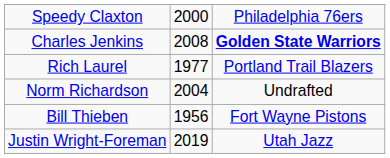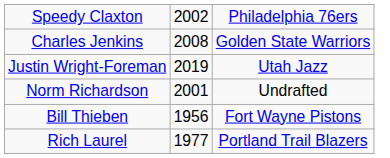(191, 16) 2000 -> (191, 16) 2002
(298, 41) bold -> (293, 41) normal
rows swapped: (87, 66) <-> (87, 141)
(191, 91) 2004 -> (191, 91) 2001
